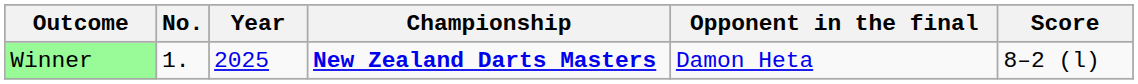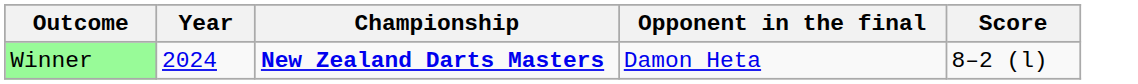- column: (183, 24)
(242, 61) 2025 -> (189, 61) 2024
